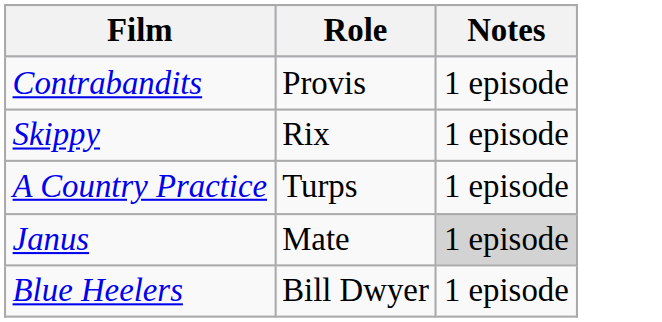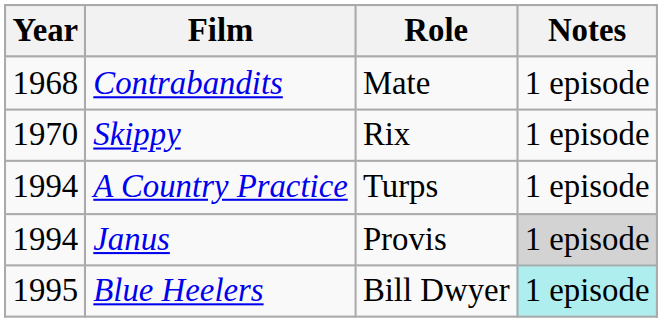+ column: (45, 30)
(324, 82) Provis -> (397, 82) Mate
(316, 238) Mate -> (405, 238) Provis
(506, 290) no background -> (587, 290) paleturquoise background
